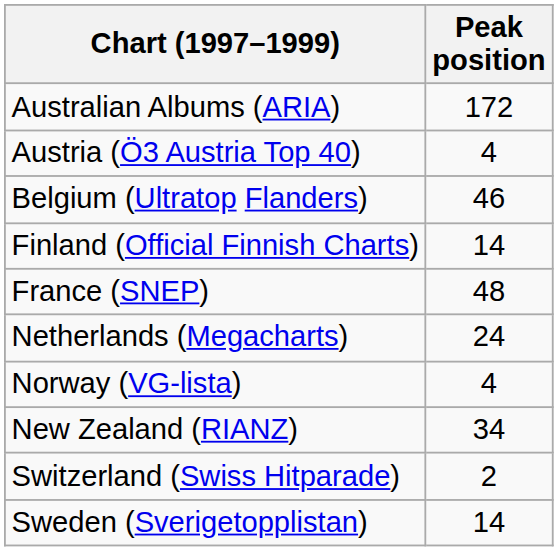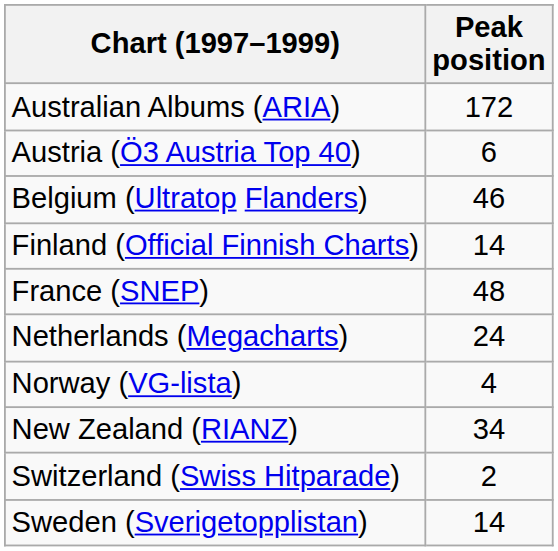(489, 152) 4 -> (489, 152) 6
